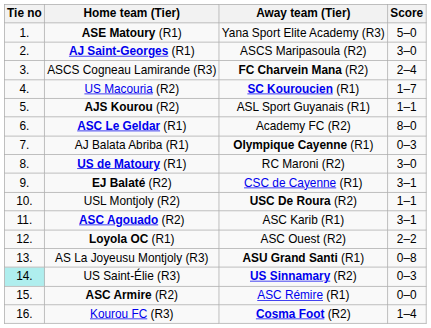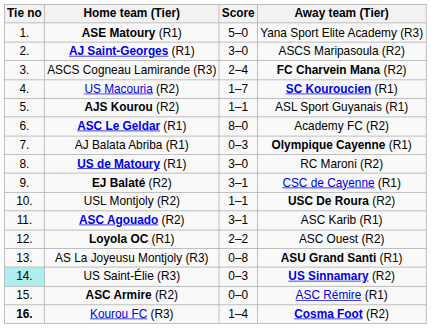columns swapped: (407, 13) <-> (303, 13)
(24, 314) normal -> (24, 314) bold
